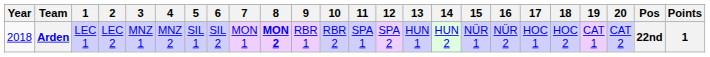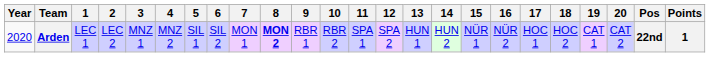(19, 37) 2018 -> (19, 37) 2020
